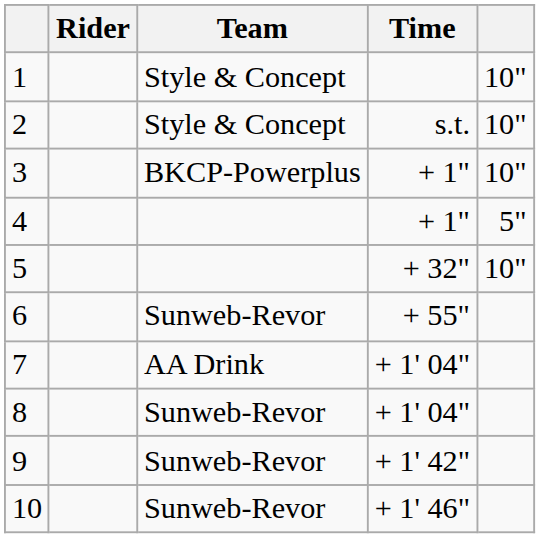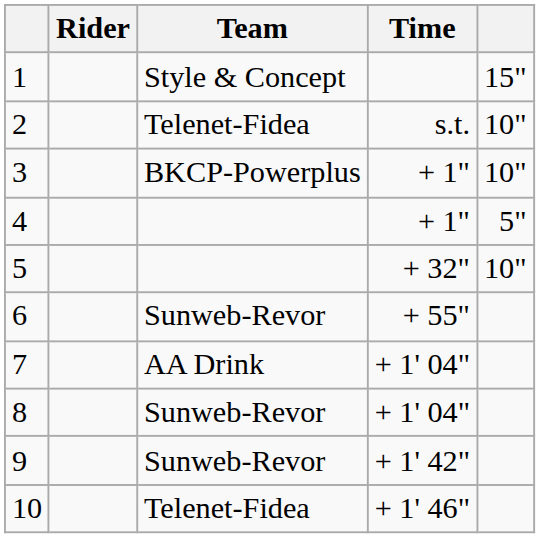(505, 76) 10" -> (505, 76) 15"
(245, 124) Style & Concept -> (227, 124) Telenet-Fidea
(235, 508) Sunweb-Revor -> (227, 508) Telenet-Fidea
